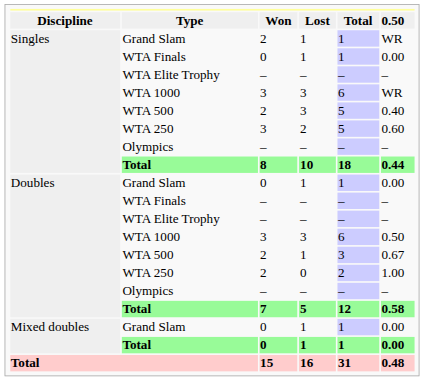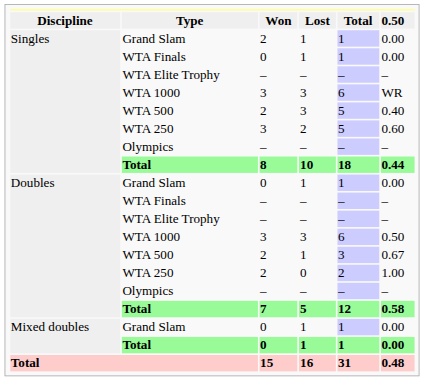(392, 38) WR -> (393, 38) 0.00
